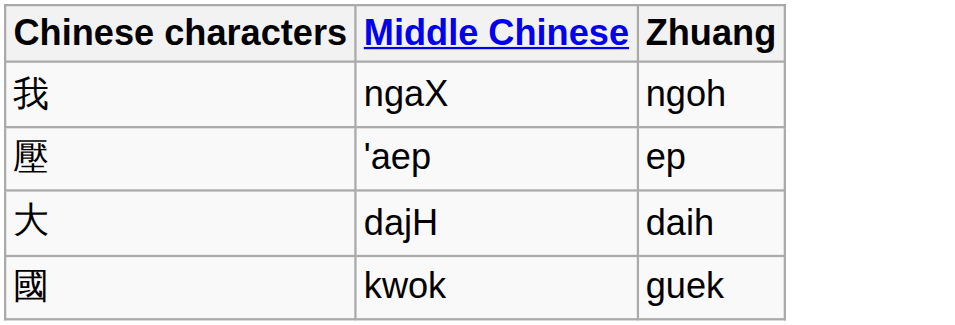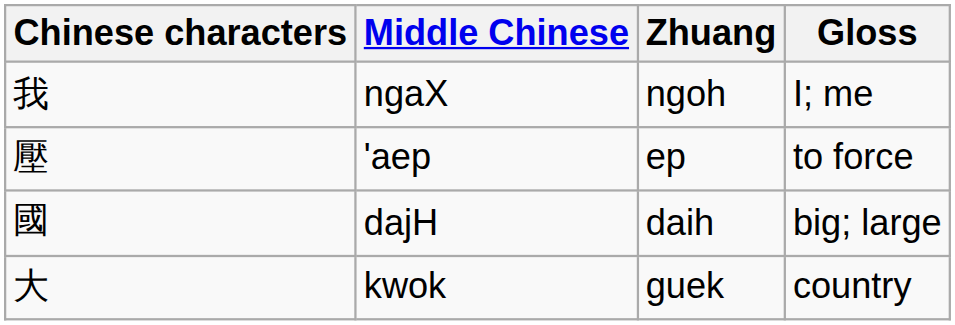+ column: (867, 33)
(32, 221) 大 -> (32, 221) 國
(32, 285) 國 -> (32, 285) 大
